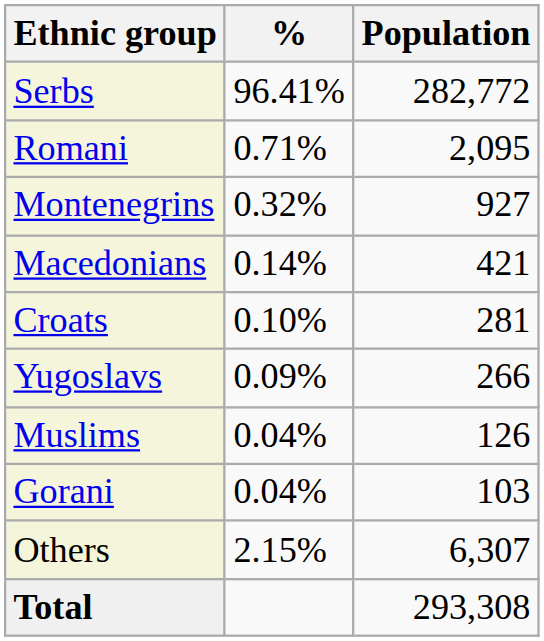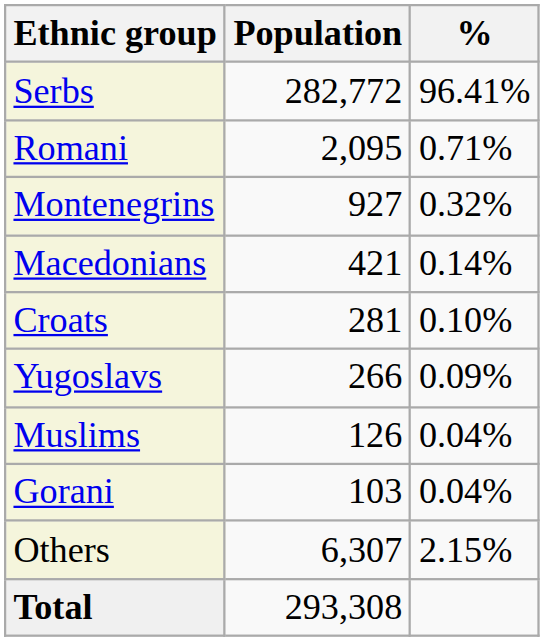columns swapped: (446, 33) <-> (289, 33)
